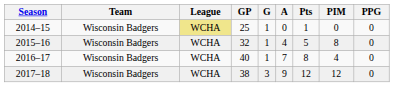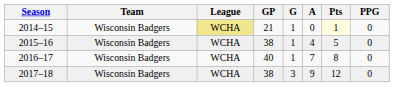- column: (336, 12)
(245, 27) 25 -> (268, 27) 21
(306, 27) no background -> (336, 27) lightyellow background
(245, 43) 32 -> (268, 43) 38
